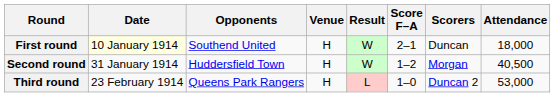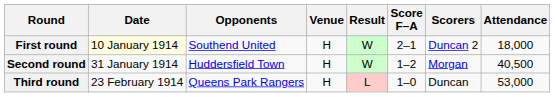(448, 45) Duncan -> (453, 45) Duncan 2
(453, 82) Duncan 2 -> (448, 82) Duncan
